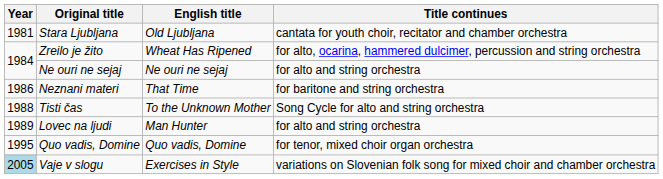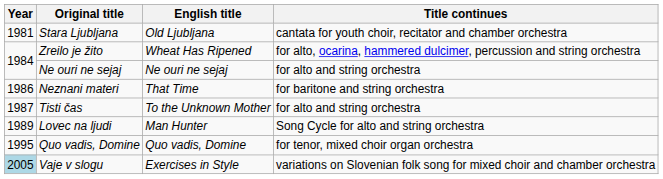(20, 108) 1988 -> (20, 108) 1987
(380, 108) Song Cycle for alto and string orchestra -> (348, 108) for alto and string orchestra
(348, 127) for alto and string orchestra -> (380, 127) Song Cycle for alto and string orchestra
